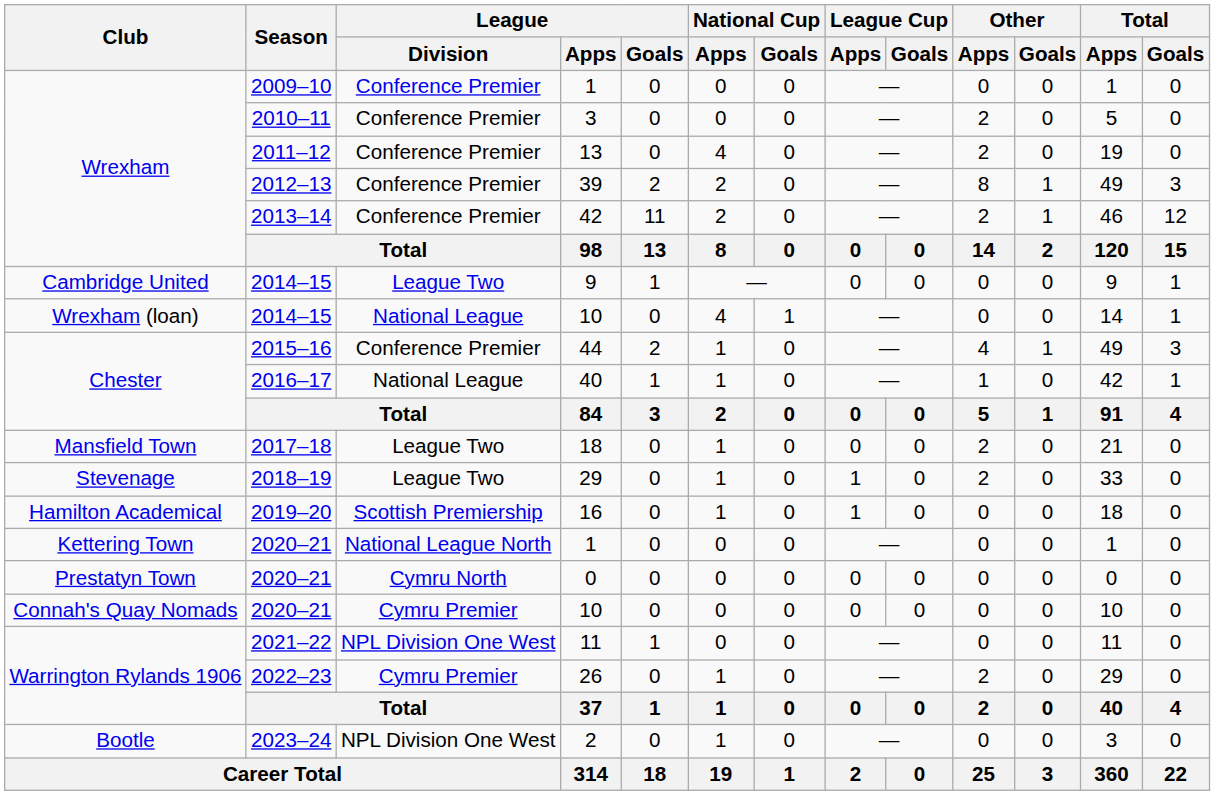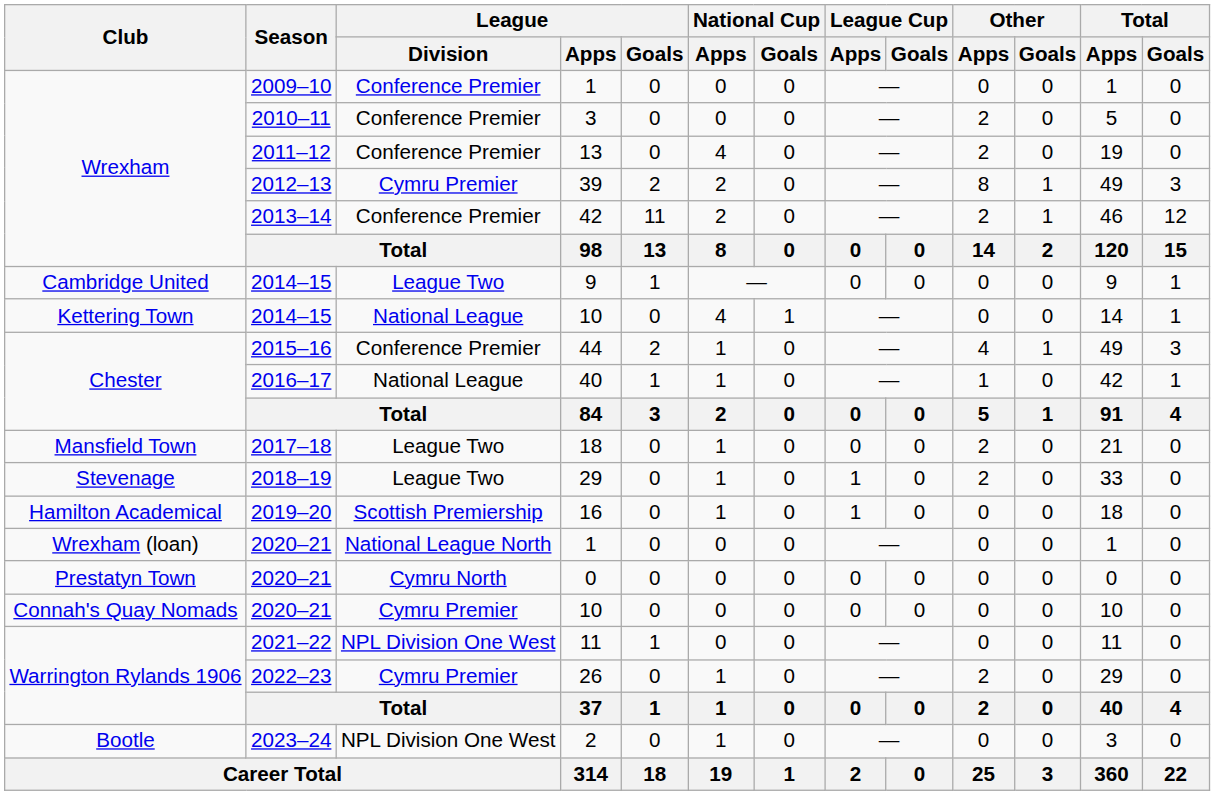(448, 184) Conference Premier -> (448, 184) Cymru Premier
(125, 315) Wrexham (loan) -> (125, 315) Kettering Town
(125, 544) Kettering Town -> (125, 544) Wrexham (loan)
